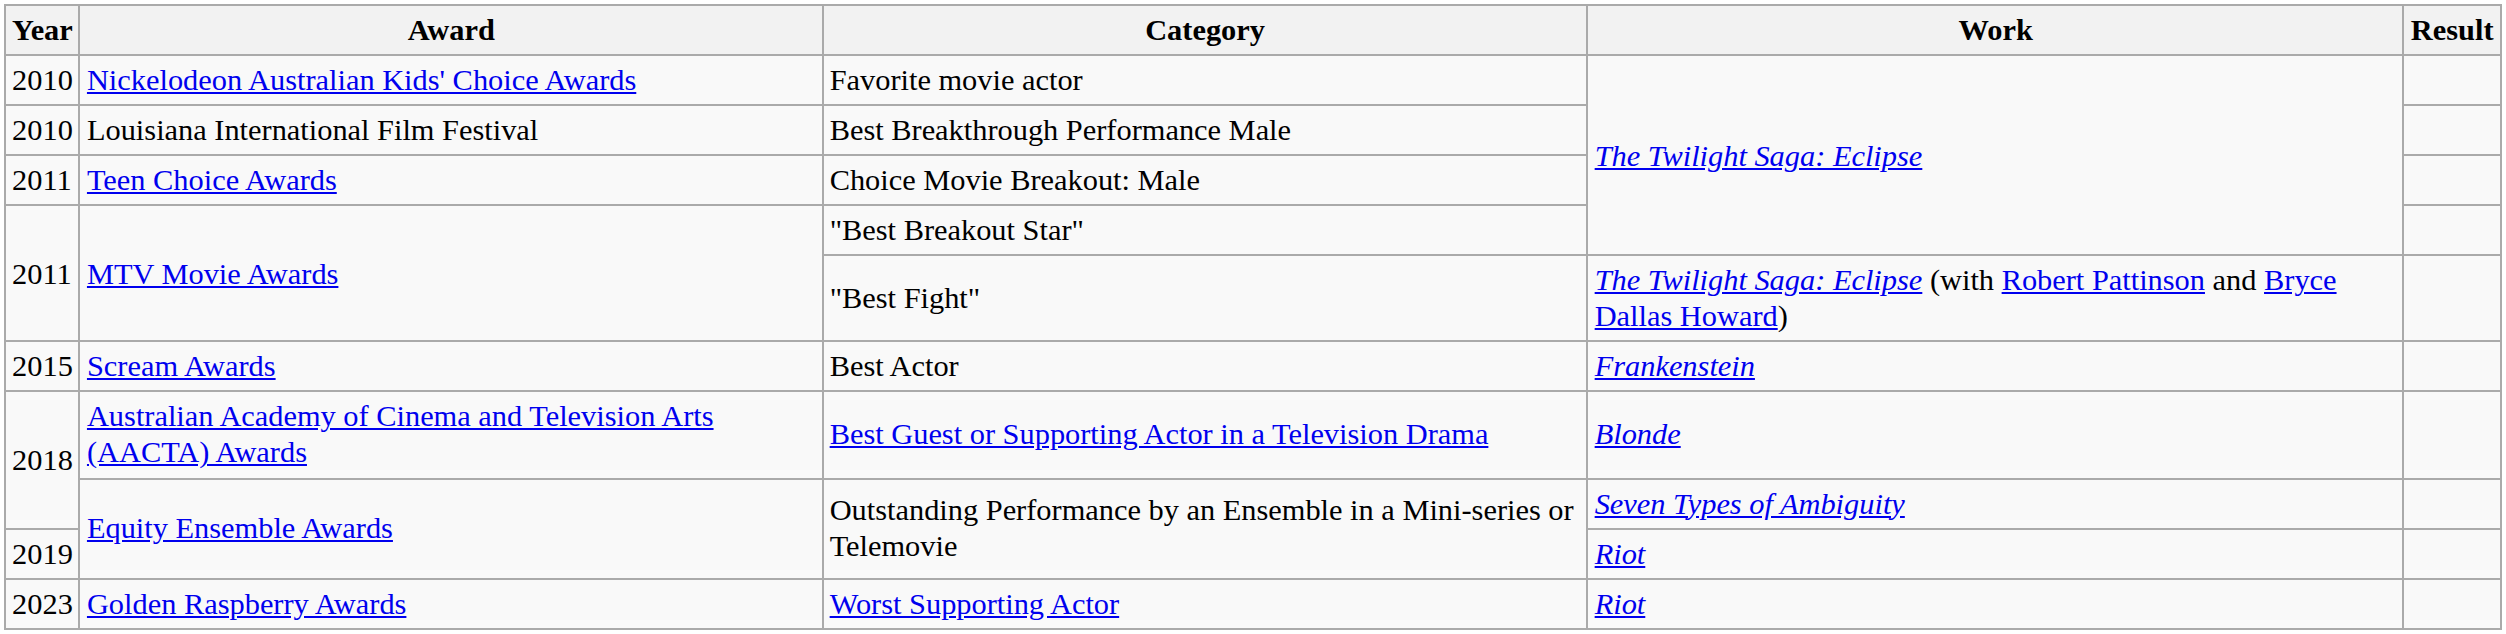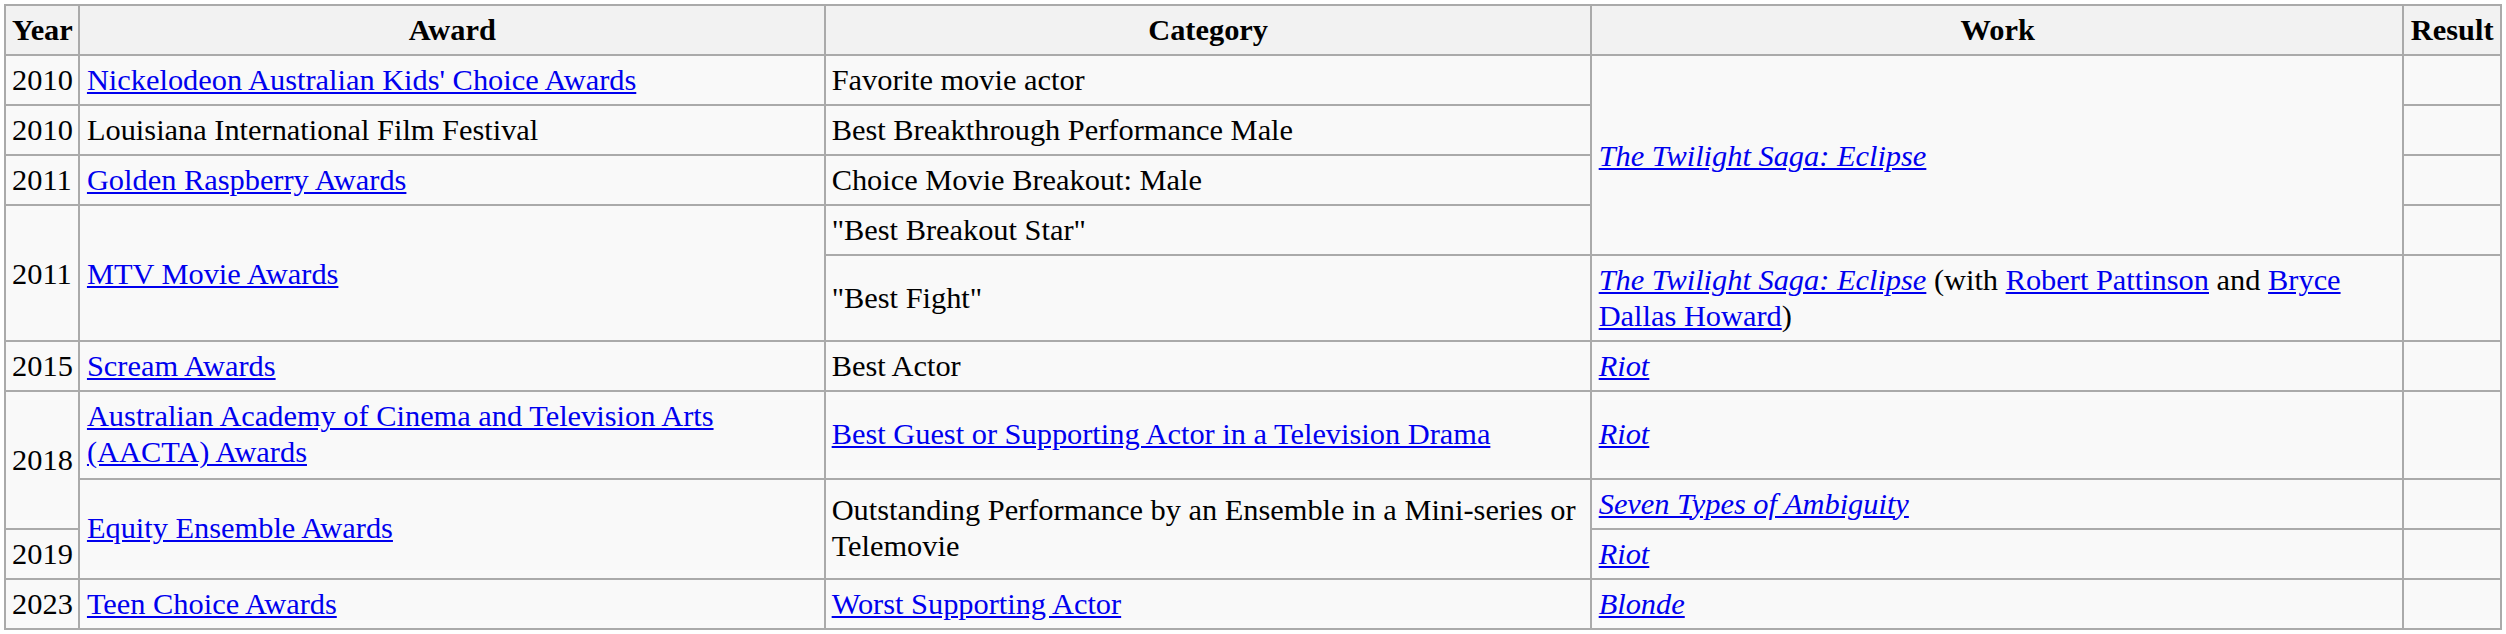(212, 180) Teen Choice Awards -> (247, 180) Golden Raspberry Awards
(1675, 366) Frankenstein -> (1624, 366) Riot
(1638, 434) Blonde -> (1624, 434) Riot
(247, 602) Golden Raspberry Awards -> (212, 602) Teen Choice Awards
(1620, 602) Riot -> (1642, 602) Blonde
